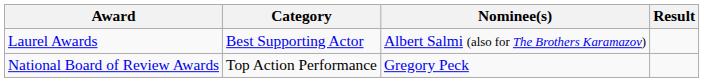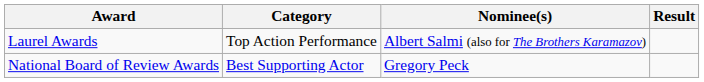(295, 41) Best Supporting Actor -> (302, 41) Top Action Performance
(302, 65) Top Action Performance -> (295, 65) Best Supporting Actor
